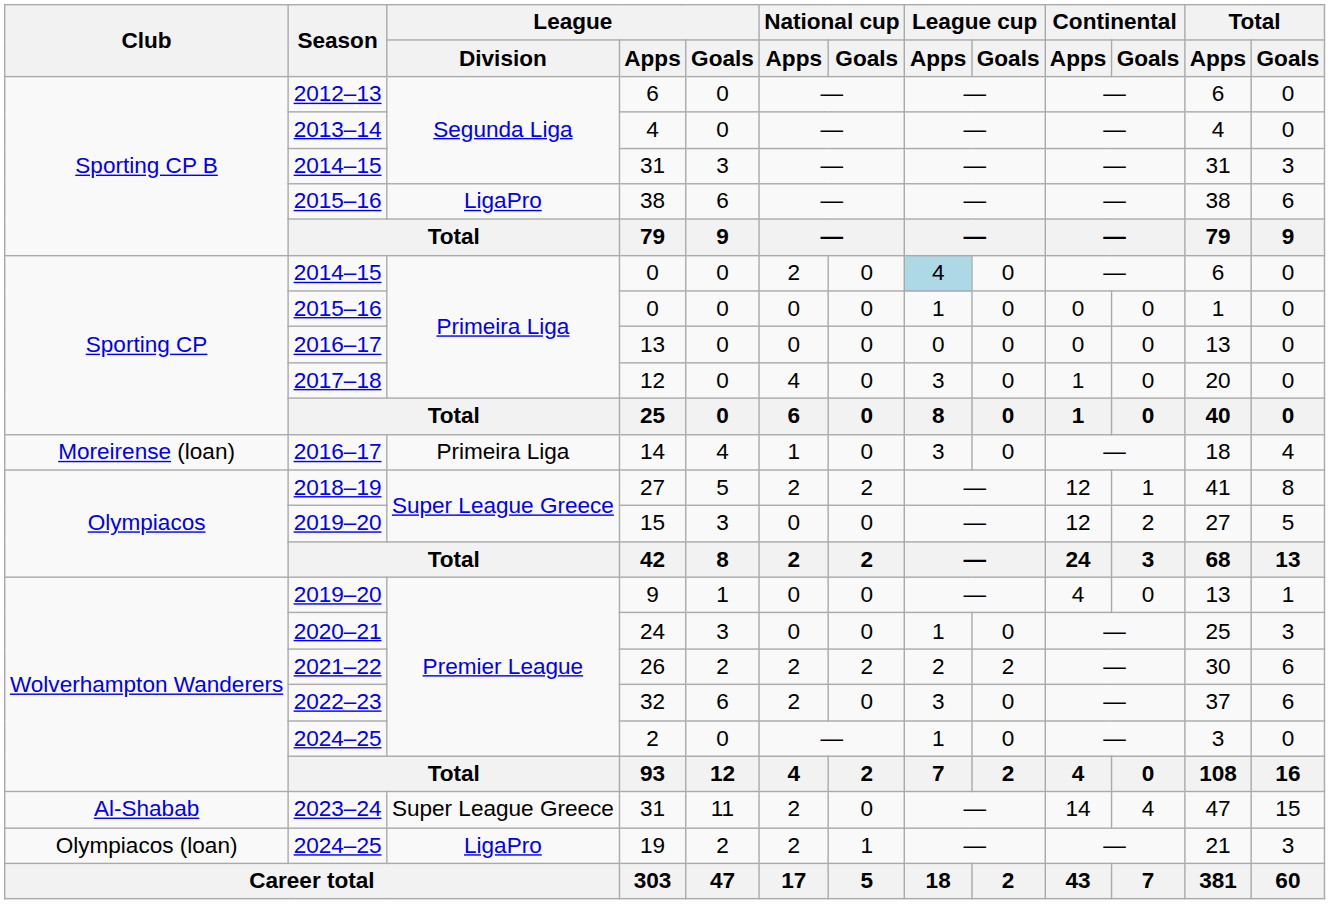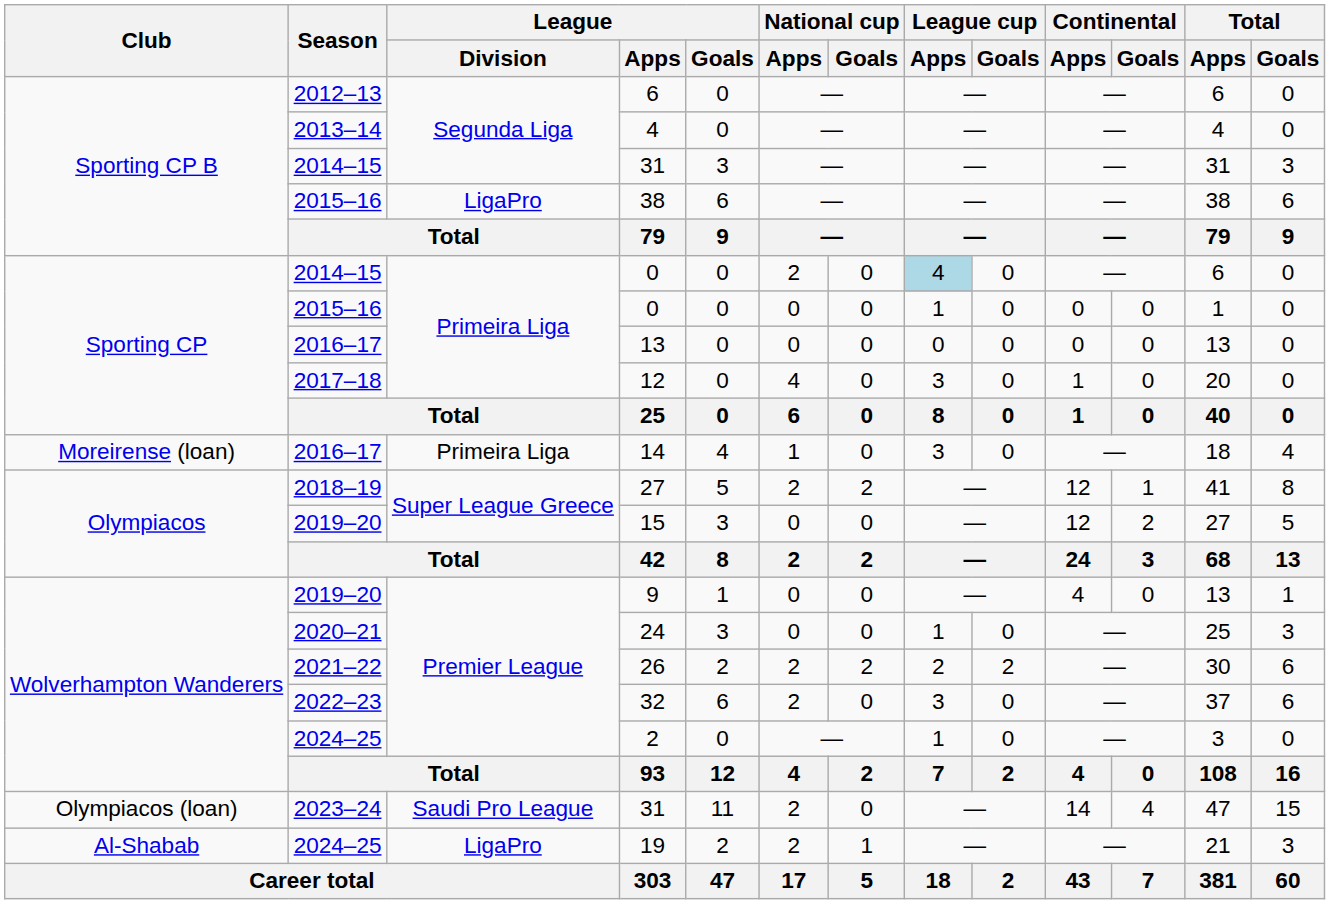(147, 809) Al-Shabab -> (147, 809) Olympiacos (loan)
(503, 809) Super League Greece -> (503, 809) Saudi Pro League
(147, 845) Olympiacos (loan) -> (147, 845) Al-Shabab
